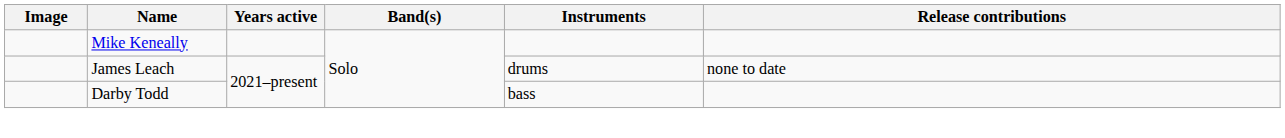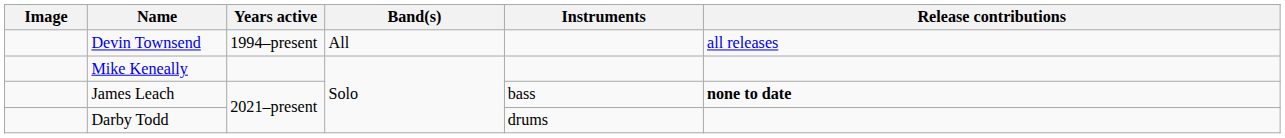+ row: (146, 42)
(528, 68) drums -> (522, 94) bass
(747, 68) normal -> (749, 94) bold
(522, 94) bass -> (528, 119) drums
